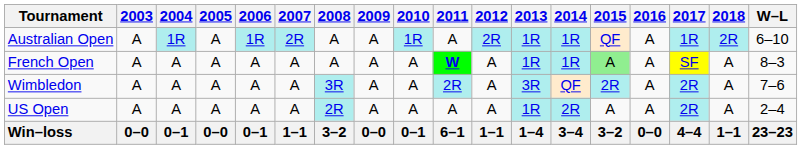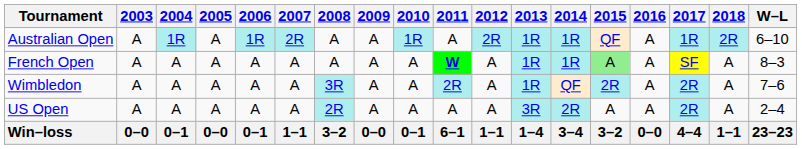(531, 86) 3R -> (531, 86) 1R
(531, 109) 1R -> (531, 109) 3R
